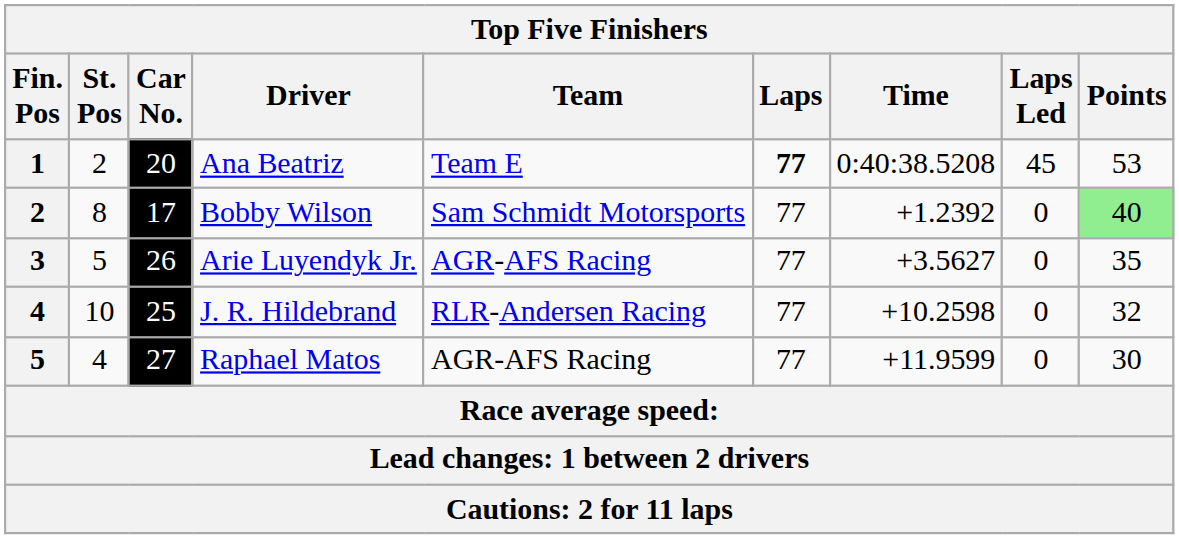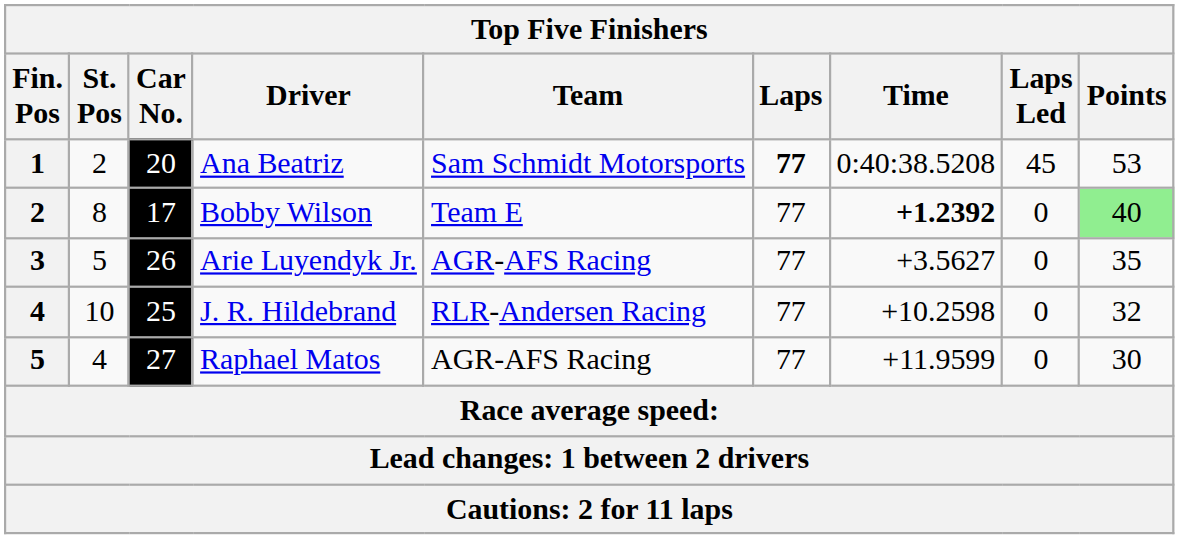(477, 162) Team E -> (588, 162) Sam Schmidt Motorsports
(588, 212) Sam Schmidt Motorsports -> (477, 212) Team E
(946, 212) normal -> (946, 212) bold
